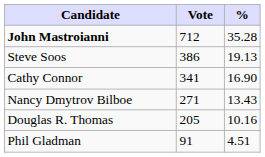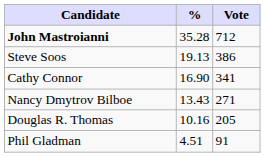columns swapped: (200, 15) <-> (242, 15)
